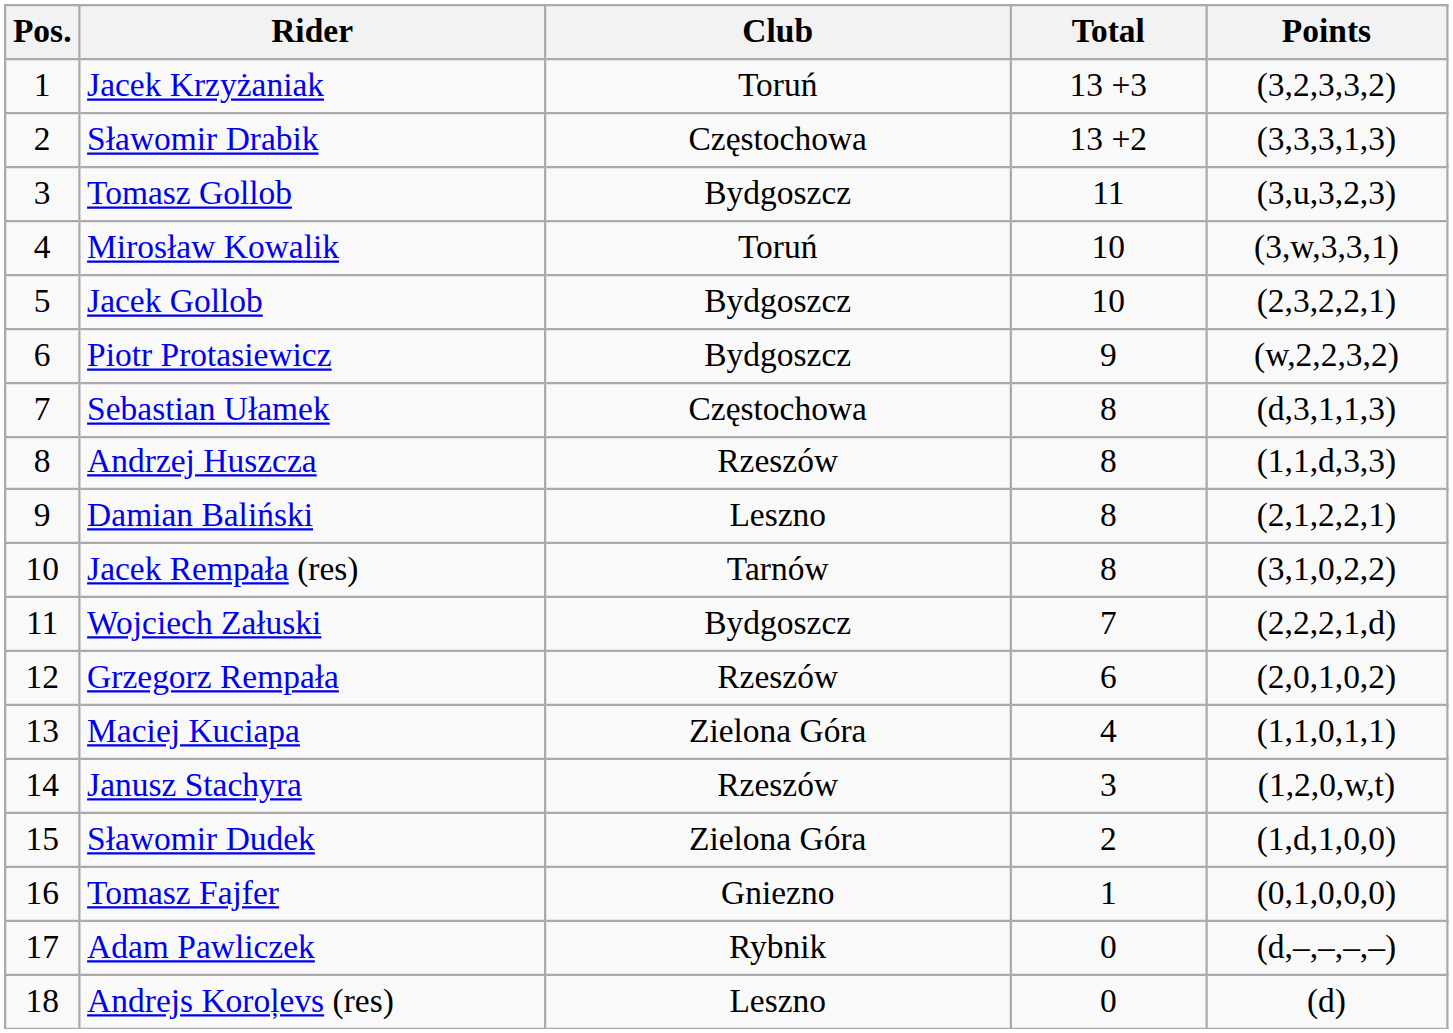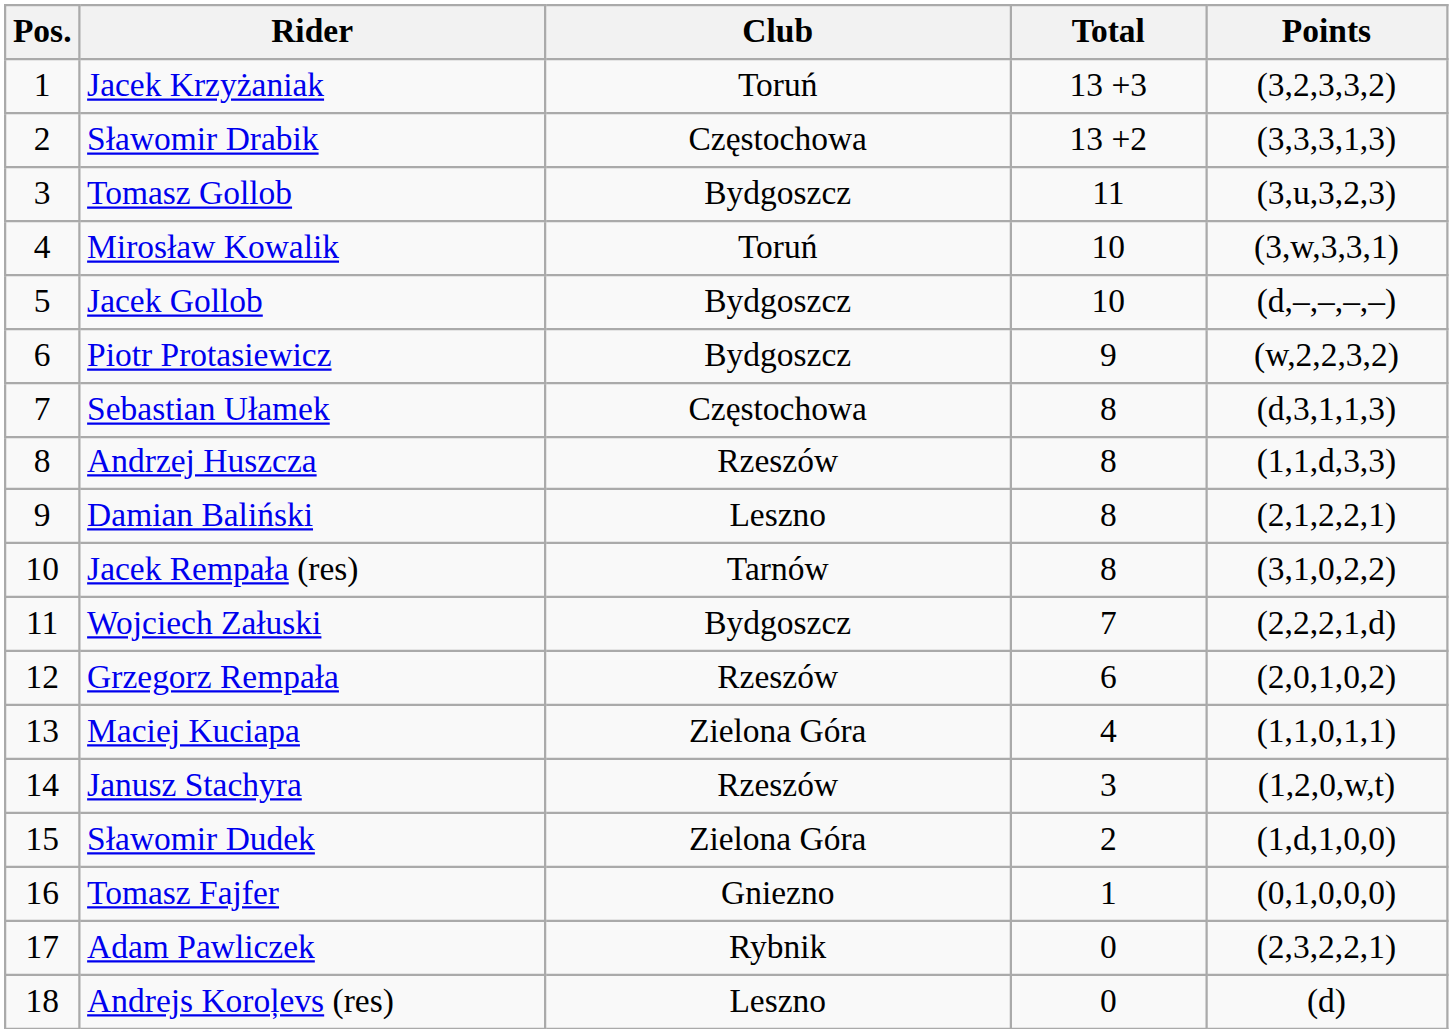(1326, 300) (2,3,2,2,1) -> (1326, 300) (d,–,–,–,–)
(1326, 946) (d,–,–,–,–) -> (1326, 946) (2,3,2,2,1)
